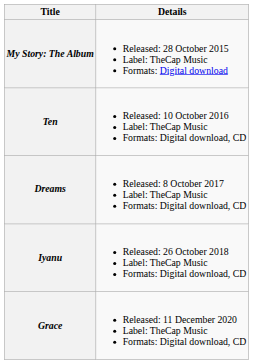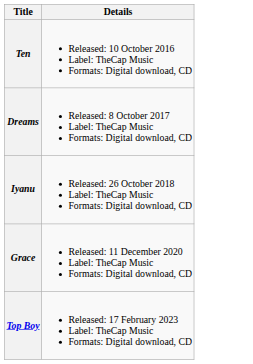- row: (50, 53)
+ row: (23, 325)
